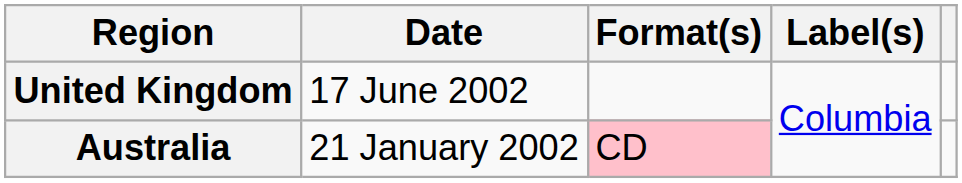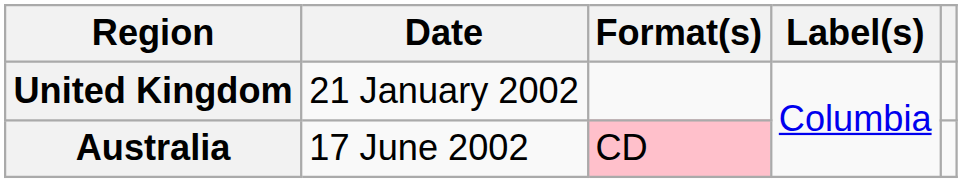(419, 90) 17 June 2002 -> (444, 90) 21 January 2002
(444, 147) 21 January 2002 -> (419, 147) 17 June 2002
